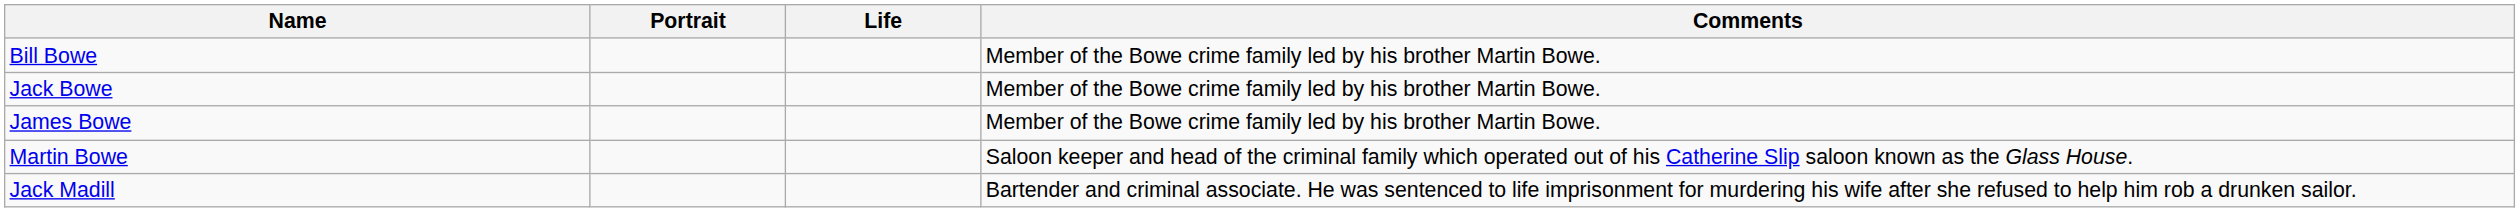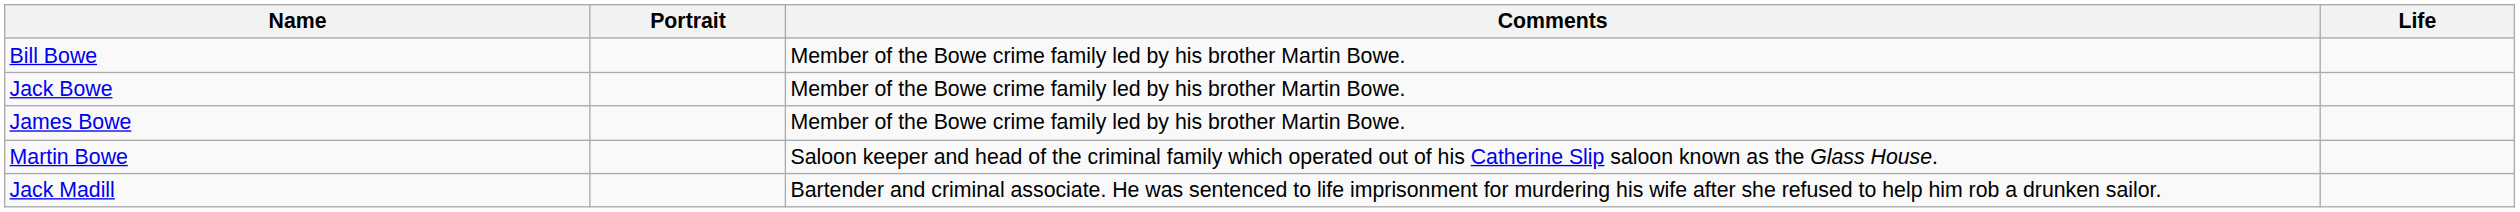columns swapped: (883, 21) <-> (1748, 21)
